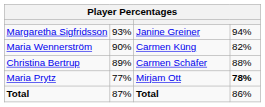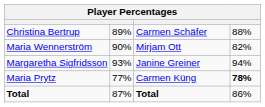rows swapped: (57, 32) <-> (43, 63)
(166, 47) Carmen Küng -> (159, 47) Mirjam Ott
(159, 78) Mirjam Ott -> (166, 78) Carmen Küng
